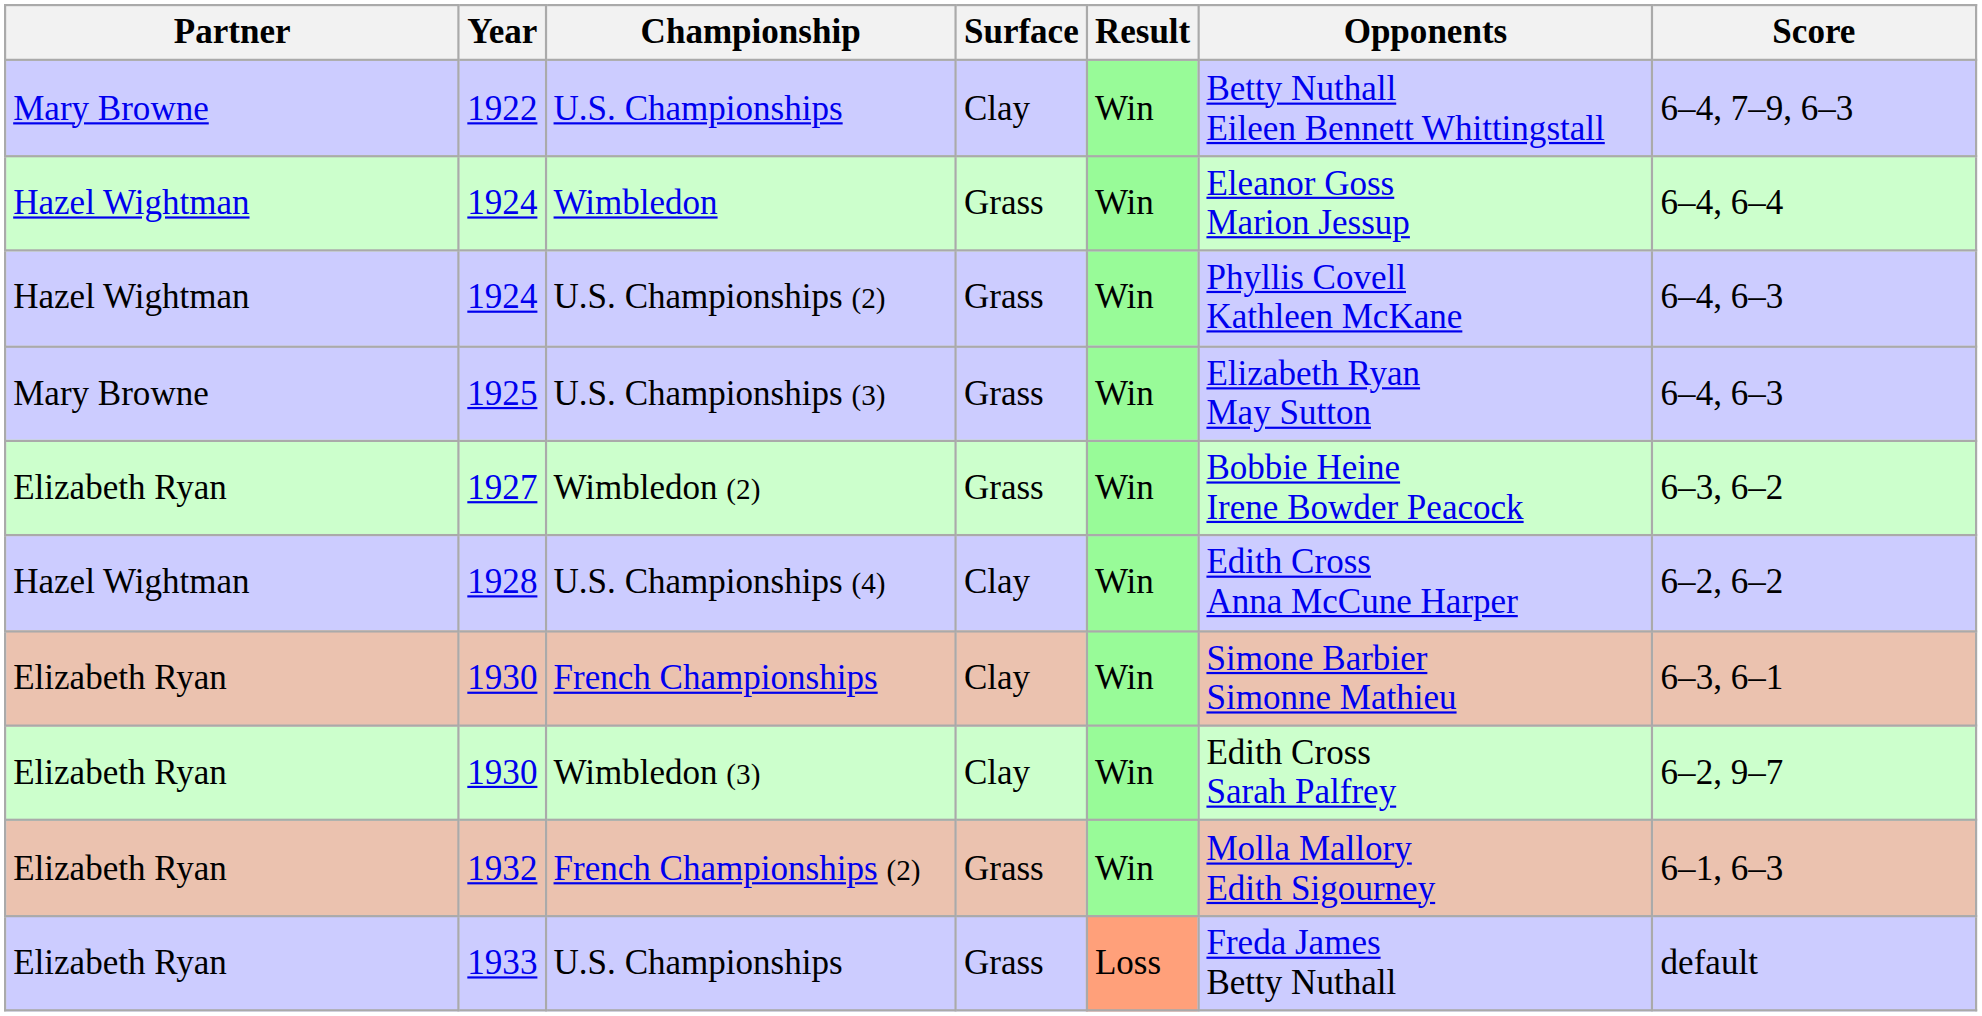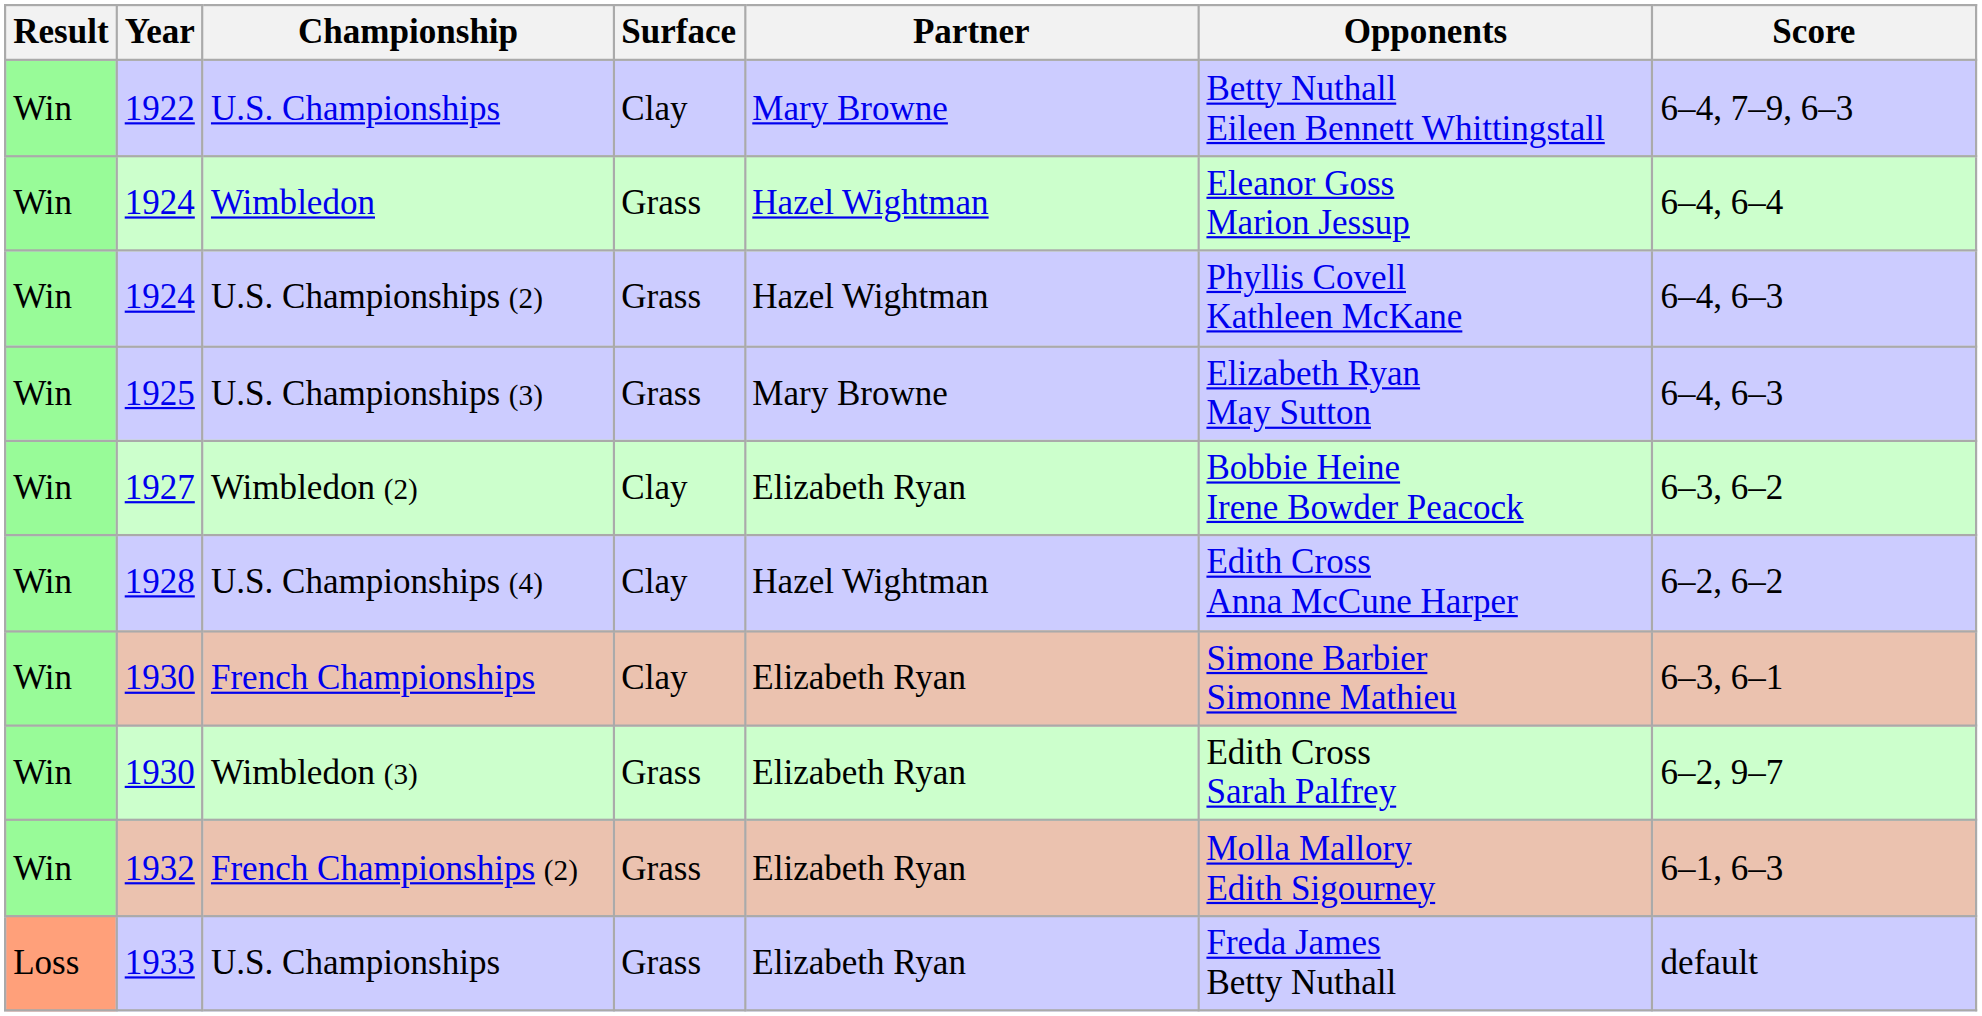columns swapped: (1143, 32) <-> (232, 32)
(1004, 487) Grass -> (654, 487) Clay
(997, 772) Clay -> (661, 772) Grass
